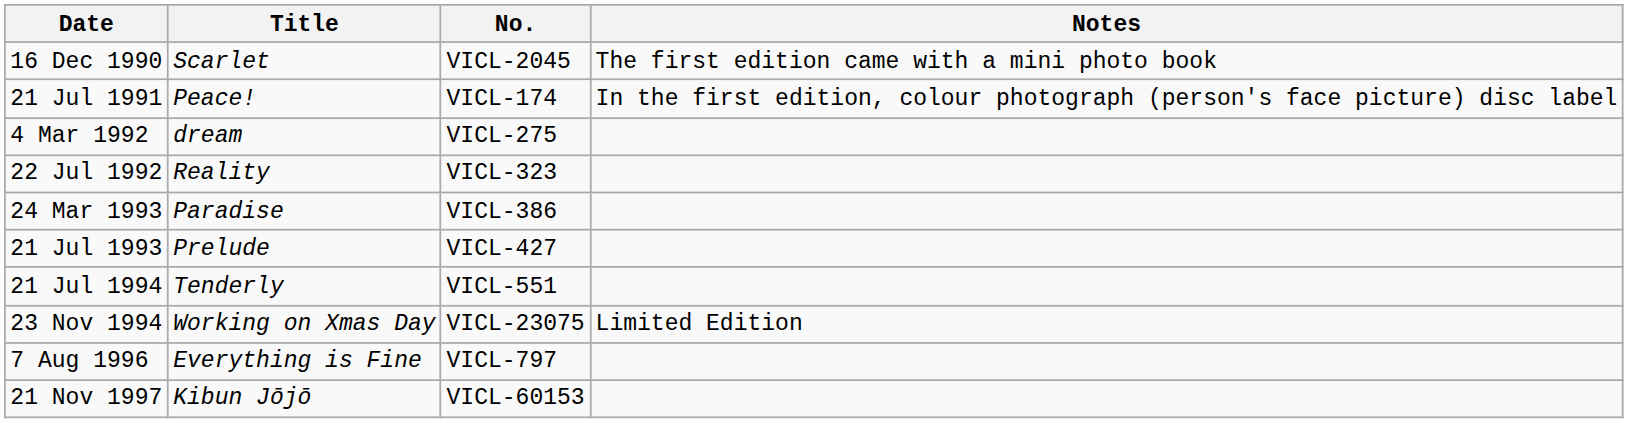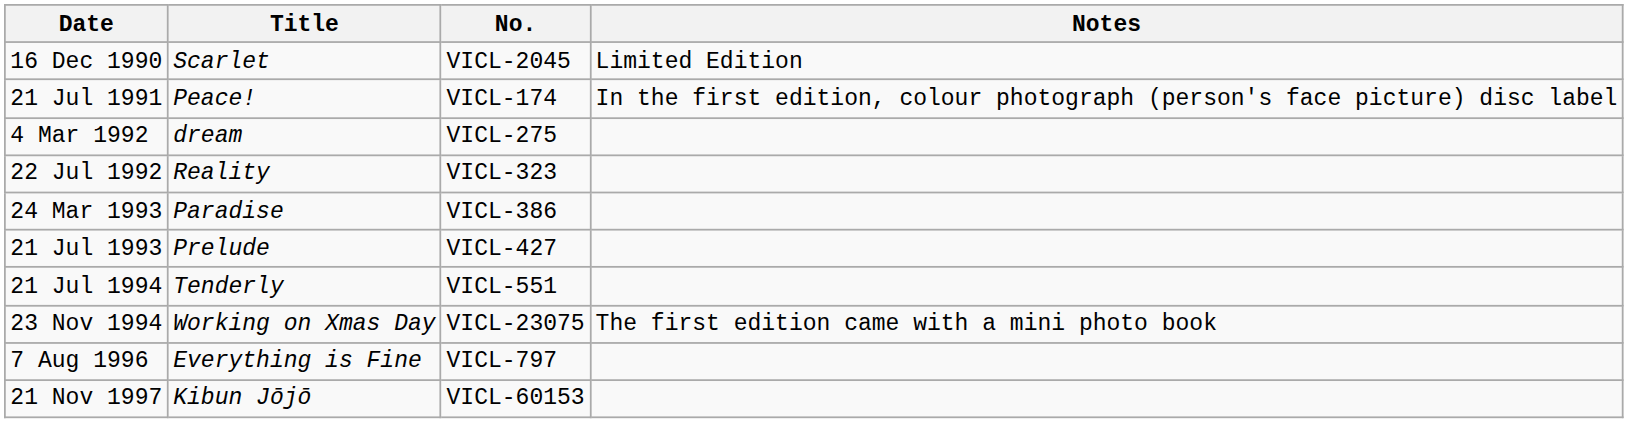(906, 61) The first edition came with a mini photo book -> (699, 61) Limited Edition
(699, 324) Limited Edition -> (906, 324) The first edition came with a mini photo book
